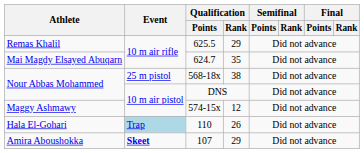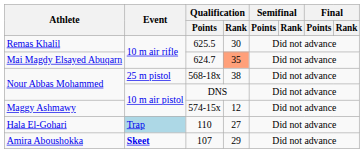(236, 44) 29 -> (236, 44) 30
(236, 60) no background -> (236, 60) lightsalmon background
(236, 125) 26 -> (236, 125) 27
